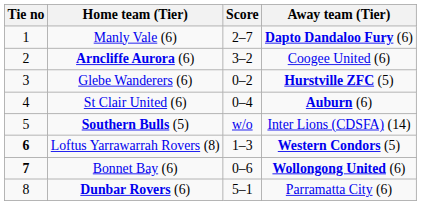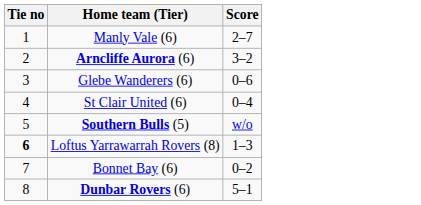- column: (339, 15)
(242, 80) 0–2 -> (242, 80) 0–6
(26, 168) bold -> (26, 168) normal
(242, 168) 0–6 -> (242, 168) 0–2
